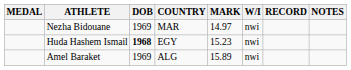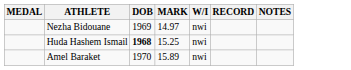- column: (181, 12)
(221, 42) 15.23 -> (168, 42) 15.25
(142, 57) 1969 -> (142, 57) 1970
